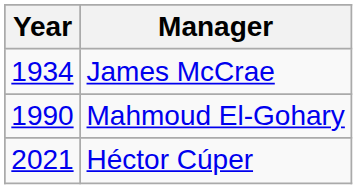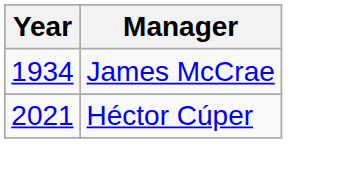- row: (216, 115)
